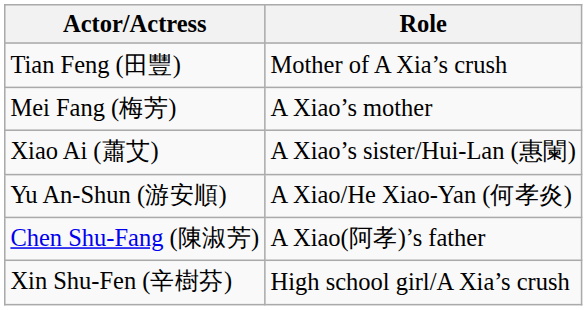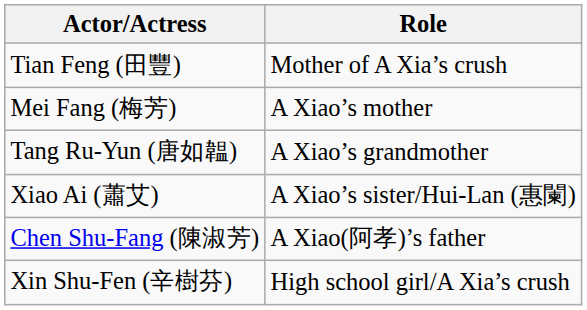+ row: (124, 151)
- row: (119, 194)
